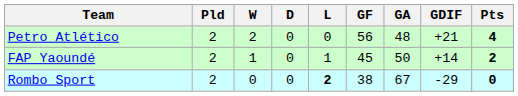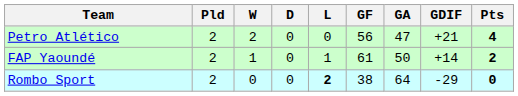(402, 37) 48 -> (402, 37) 47
(365, 59) 45 -> (365, 59) 61
(402, 80) 67 -> (402, 80) 64
